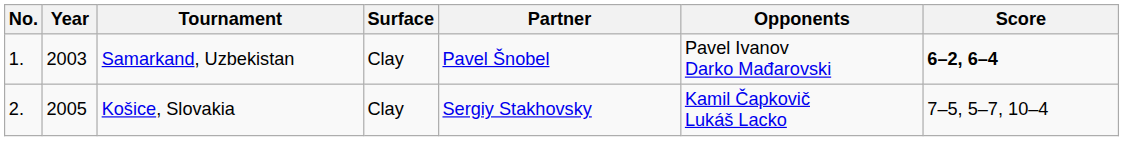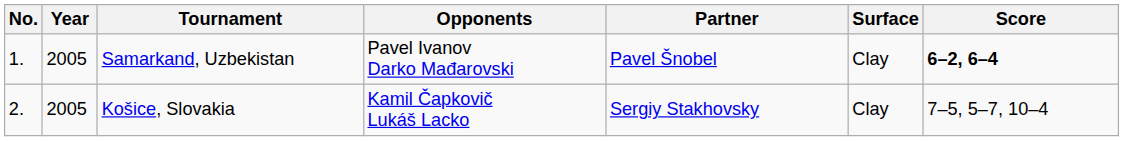columns swapped: (401, 18) <-> (802, 18)
(67, 58) 2003 -> (67, 58) 2005
